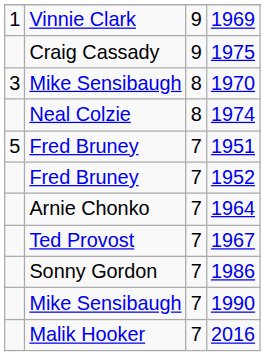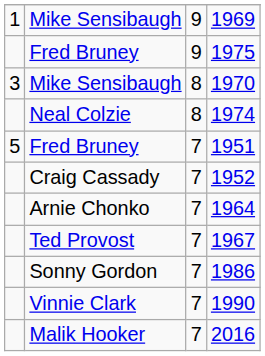(83, 20) Vinnie Clark -> (105, 20) Mike Sensibaugh
(94, 51) Craig Cassady -> (84, 51) Fred Bruney
(84, 177) Fred Bruney -> (94, 177) Craig Cassady
(105, 303) Mike Sensibaugh -> (83, 303) Vinnie Clark
